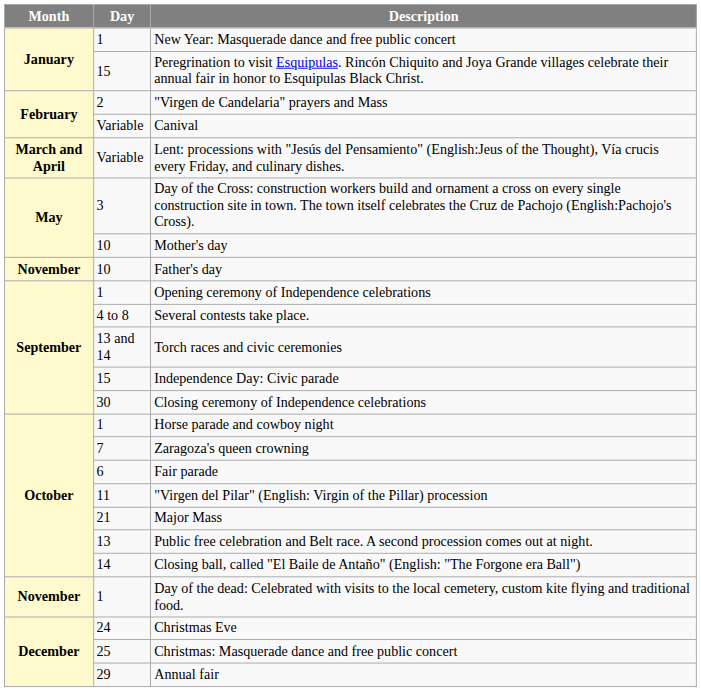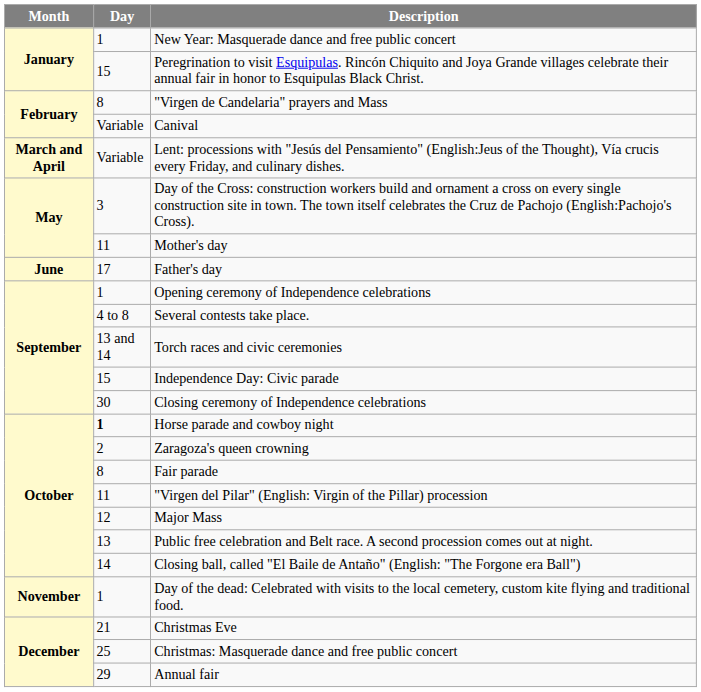(100, 103) 2 -> (100, 103) 8
(104, 246) 10 -> (103, 246) 11
(49, 269) November -> (49, 269) June
(104, 269) 10 -> (104, 269) 17
(100, 425) normal -> (100, 425) bold
(100, 448) 7 -> (100, 448) 2
(100, 472) 6 -> (100, 472) 8
(104, 518) 21 -> (104, 518) 12
(104, 628) 24 -> (104, 628) 21
